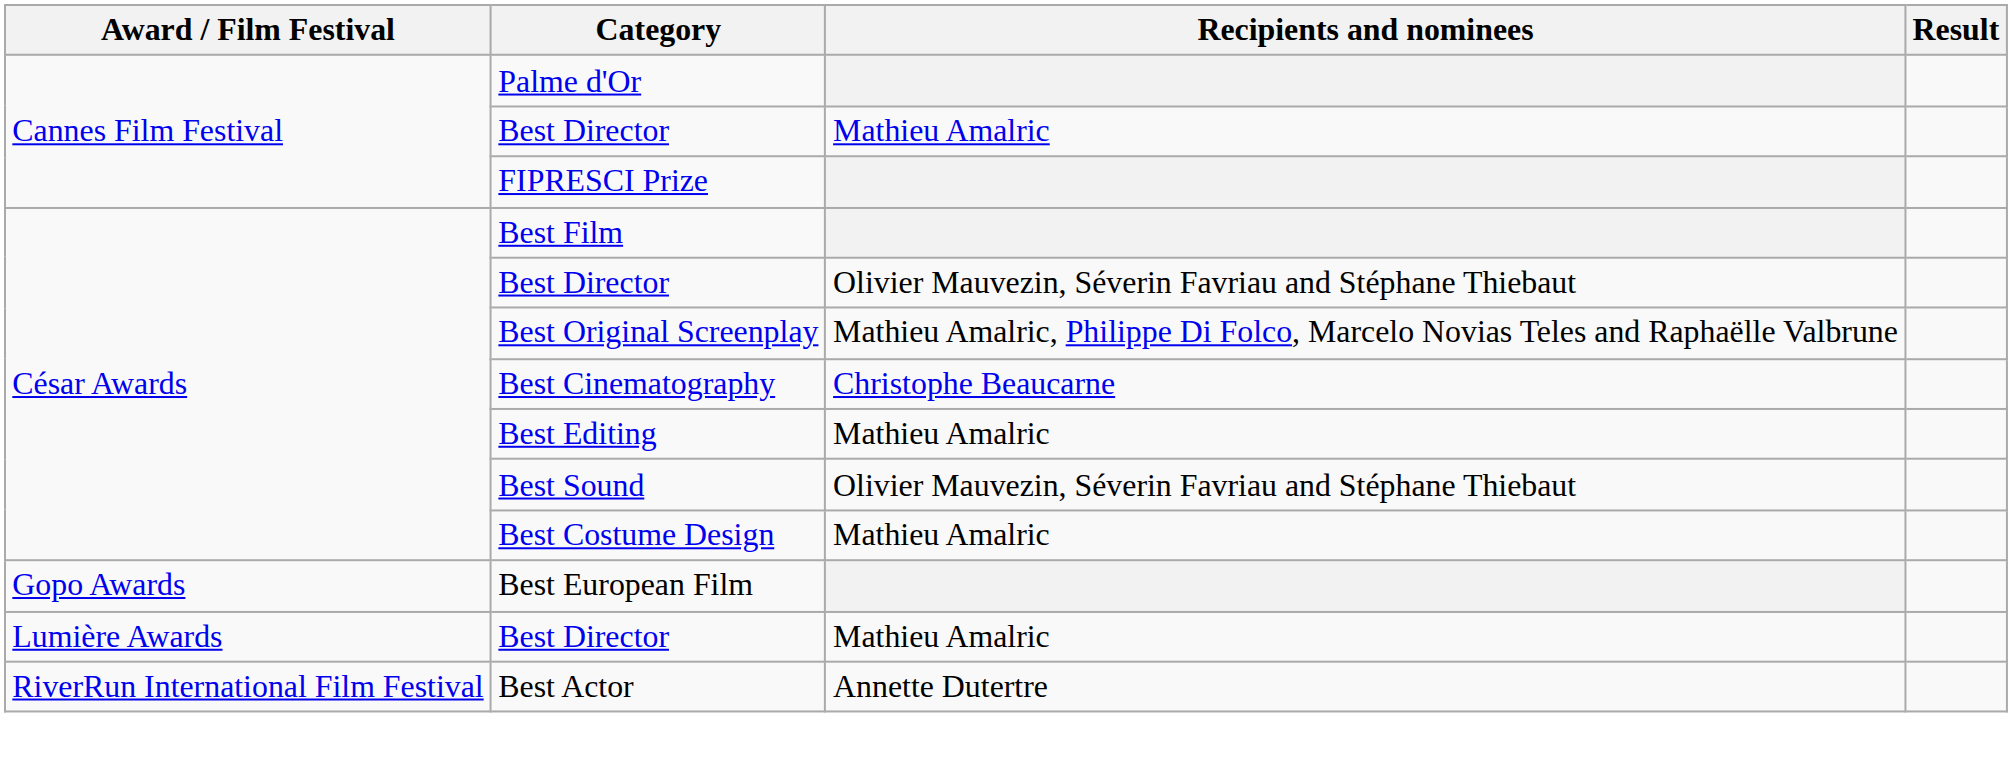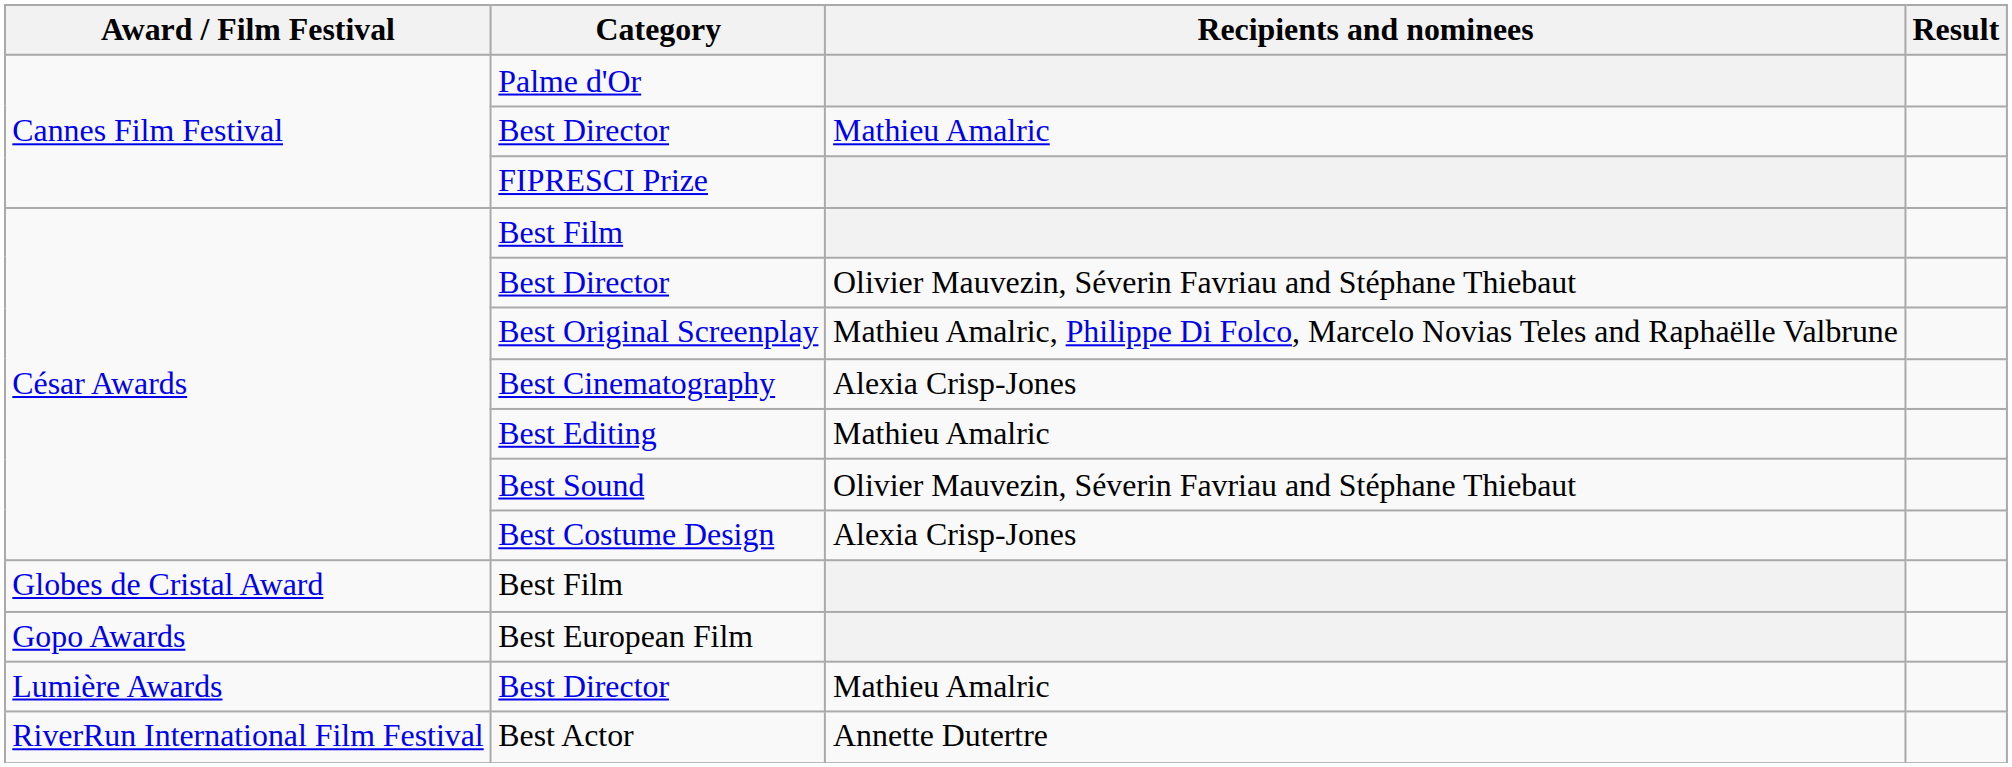(974, 383) Christophe Beaucarne -> (955, 383) Alexia Crisp-Jones
(941, 534) Mathieu Amalric -> (955, 534) Alexia Crisp-Jones
+ row: (168, 585)
